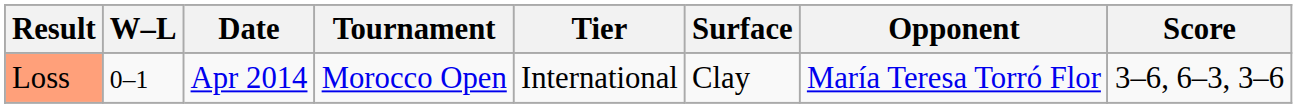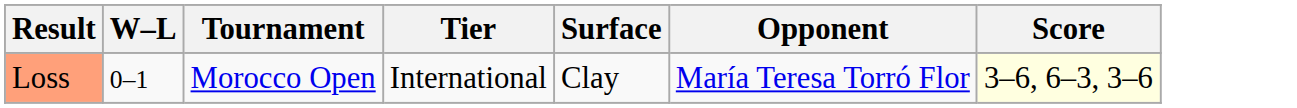- column: (249, 28)
(1200, 77) no background -> (1068, 77) lightyellow background
